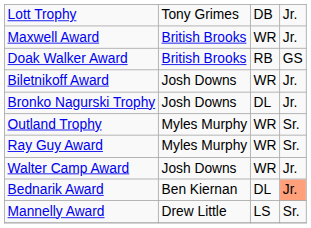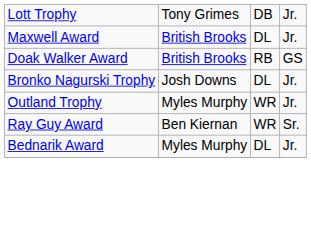(265, 37) WR -> (262, 37) DL
- row: (58, 80)
(291, 124) Sr. -> (290, 102) Jr.
(204, 146) Myles Murphy -> (199, 124) Ben Kiernan
- row: (68, 168)
(199, 189) Ben Kiernan -> (204, 146) Myles Murphy
(290, 189) lightsalmon background -> (290, 146) no background
- row: (56, 211)
